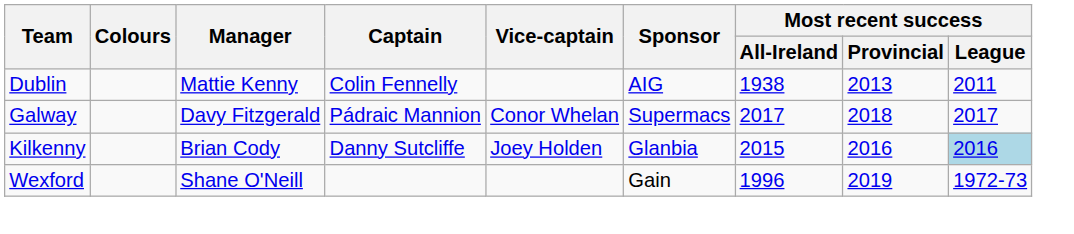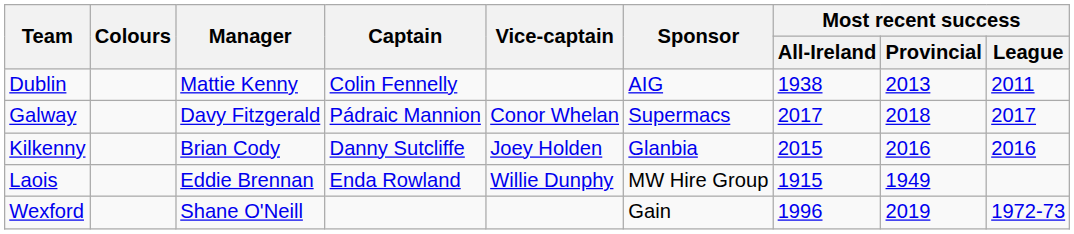(976, 148) lightblue background -> (1014, 148) no background
+ row: (33, 180)
